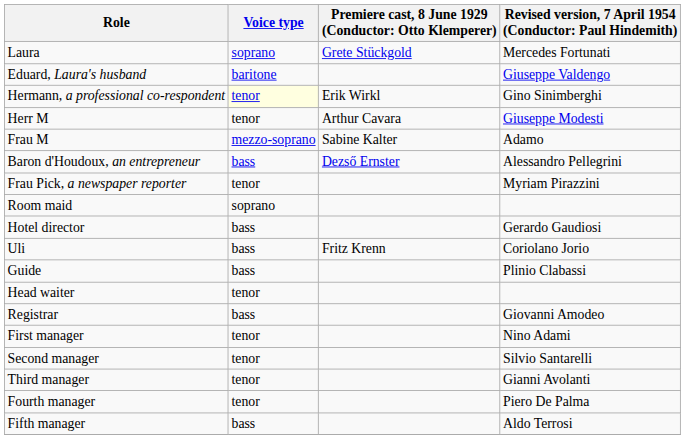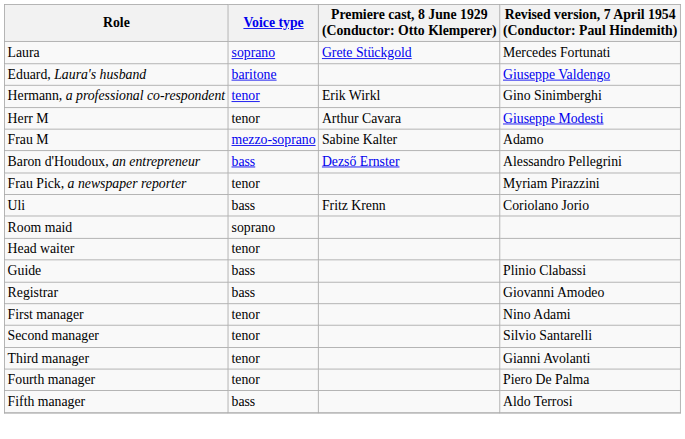(246, 96) lightyellow background -> (246, 96) no background
rows swapped: (16, 249) <-> (40, 205)
- row: (46, 227)
rows swapped: (24, 270) <-> (41, 292)
